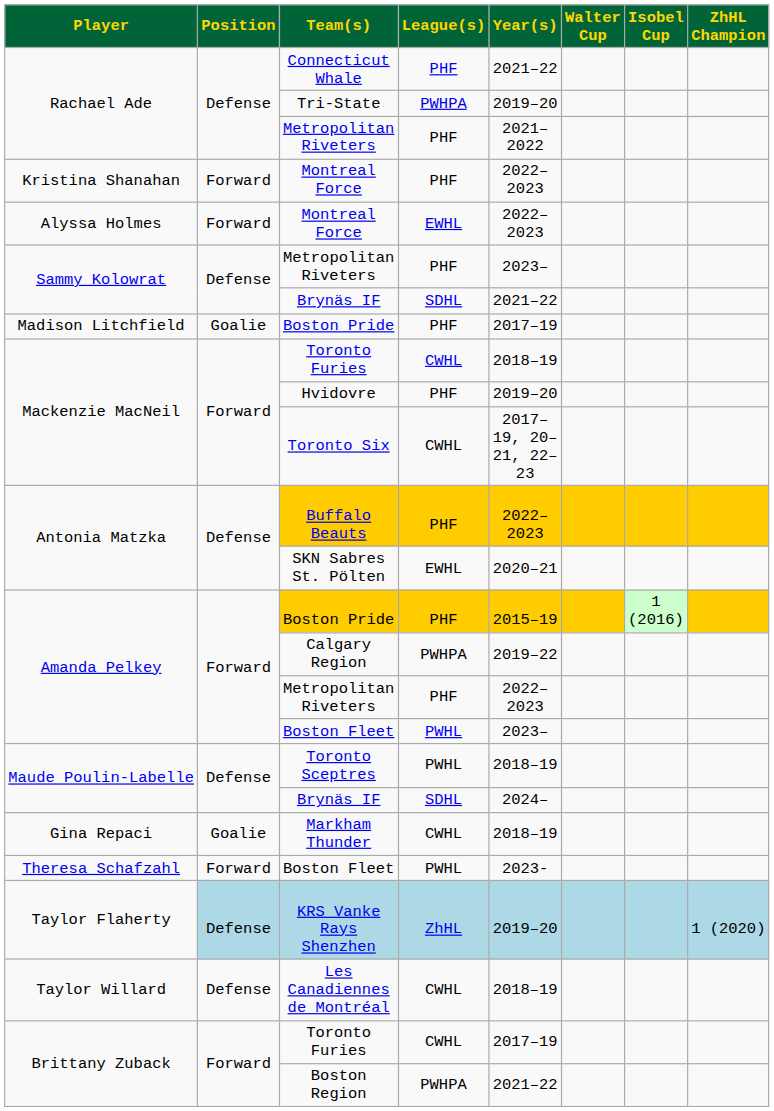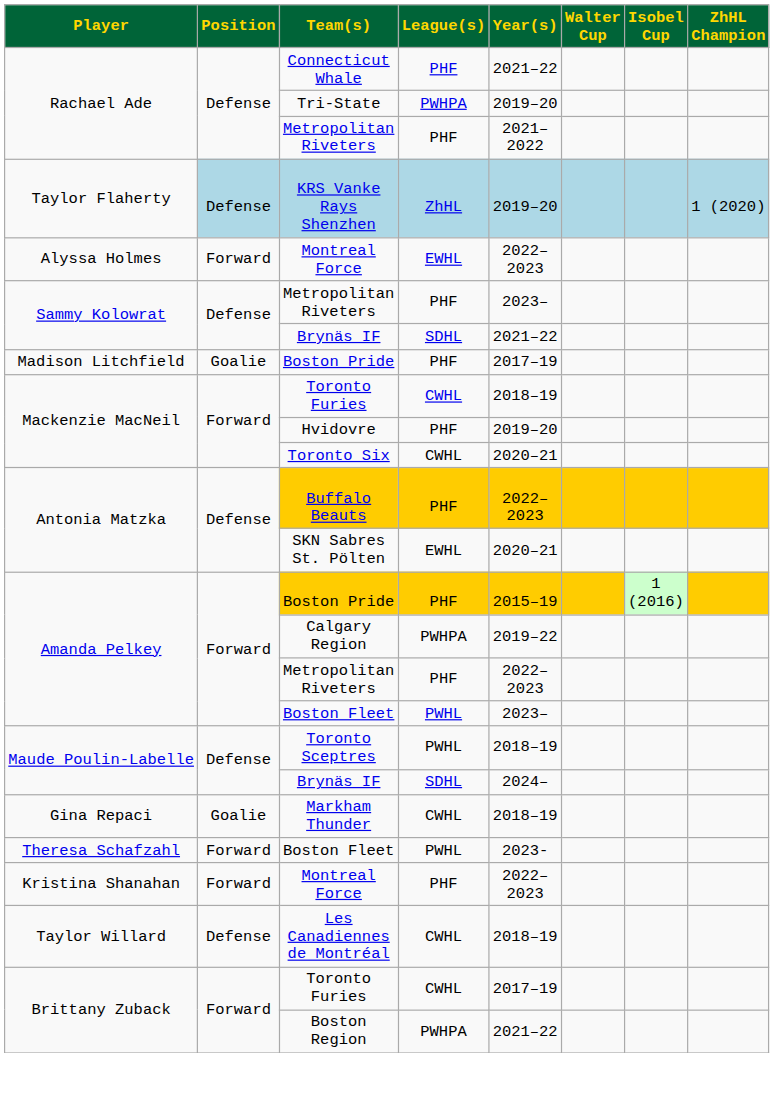rows swapped: (101, 920) <-> (101, 181)
(525, 446) 2017–19, 20–21, 22–23 -> (525, 455) 2020–21
